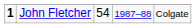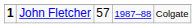(103, 13) 54 -> (103, 13) 57
